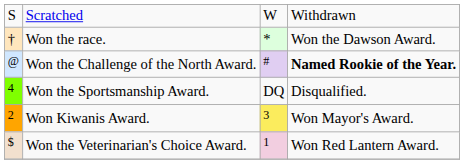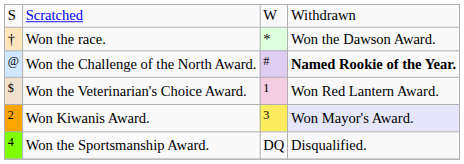rows swapped: (136, 145) <-> (117, 91)
(352, 118) no background -> (352, 118) lavender background
